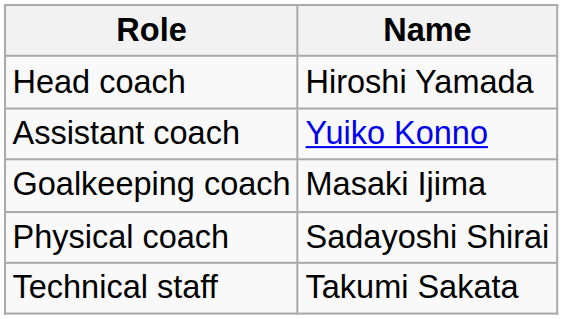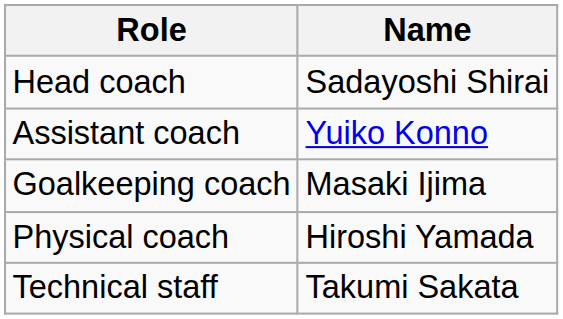(420, 81) Hiroshi Yamada -> (427, 81) Sadayoshi Shirai
(427, 236) Sadayoshi Shirai -> (420, 236) Hiroshi Yamada
